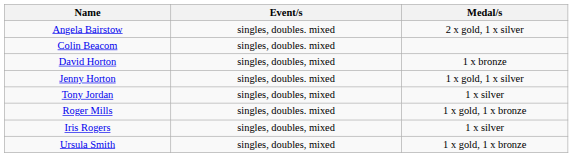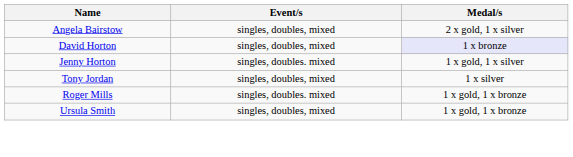(286, 29) singles, doubles. mixed -> (286, 29) singles, doubles, mixed
- row: (87, 45)
(485, 62) no background -> (485, 45) lavender background
- row: (87, 128)
